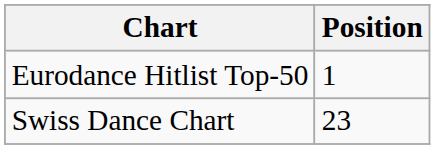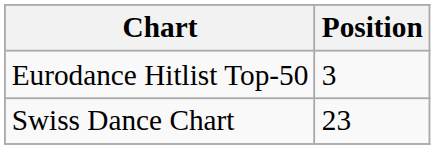(329, 74) 1 -> (329, 74) 3
